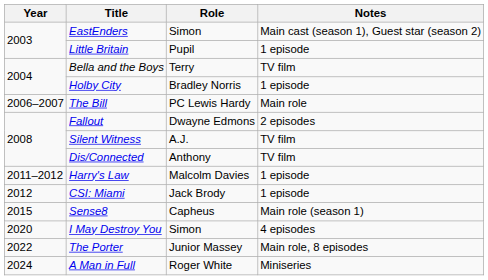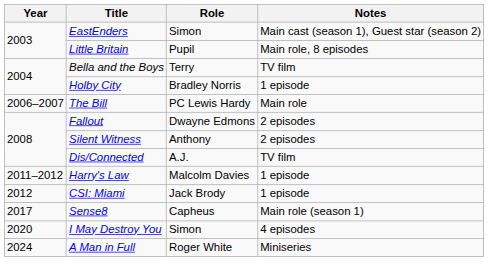(285, 49) 1 episode -> (314, 49) Main role, 8 episodes
(179, 139) A.J. -> (190, 139) Anthony
(278, 139) TV film -> (288, 139) 2 episodes
(190, 157) Anthony -> (179, 157) A.J.
(20, 211) 2015 -> (20, 211) 2017
- row: (96, 247)
